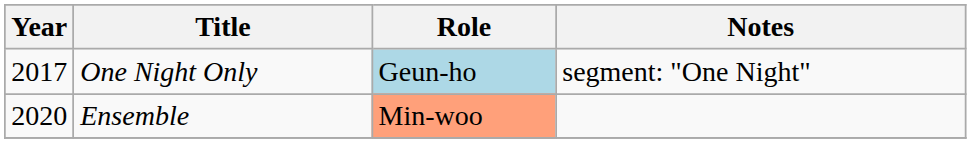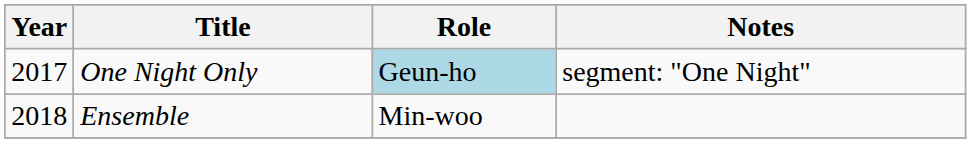(39, 115) 2020 -> (39, 115) 2018
(431, 115) lightsalmon background -> (431, 115) no background
